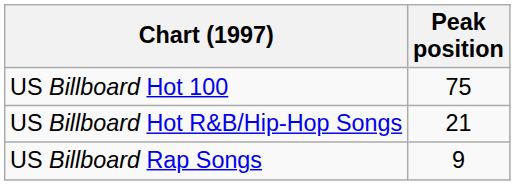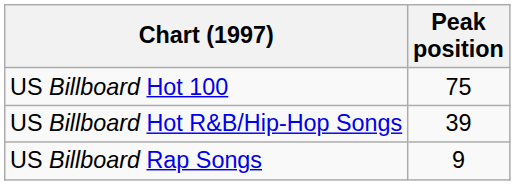(458, 123) 21 -> (458, 123) 39
